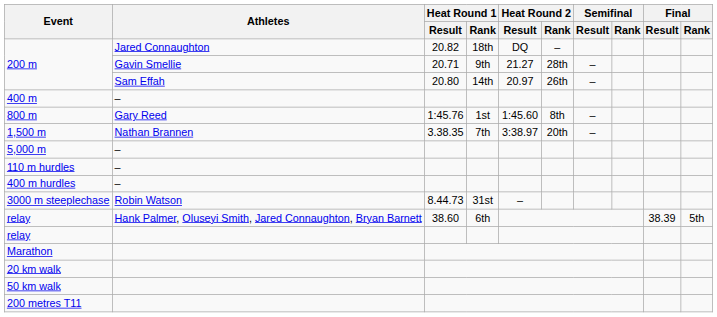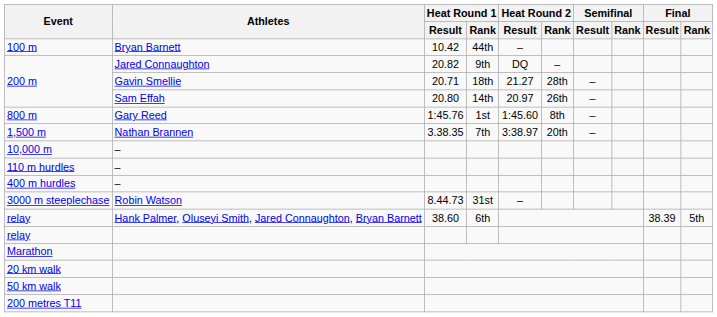+ row: (22, 47)
(483, 47) 18th -> (483, 64) 9th
(483, 64) 9th -> (483, 82) 18th
- row: (22, 99)
- row: (26, 150)
+ row: (29, 150)
